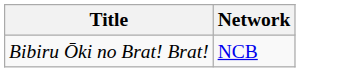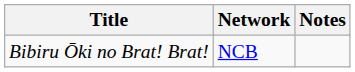+ column: (323, 19)
